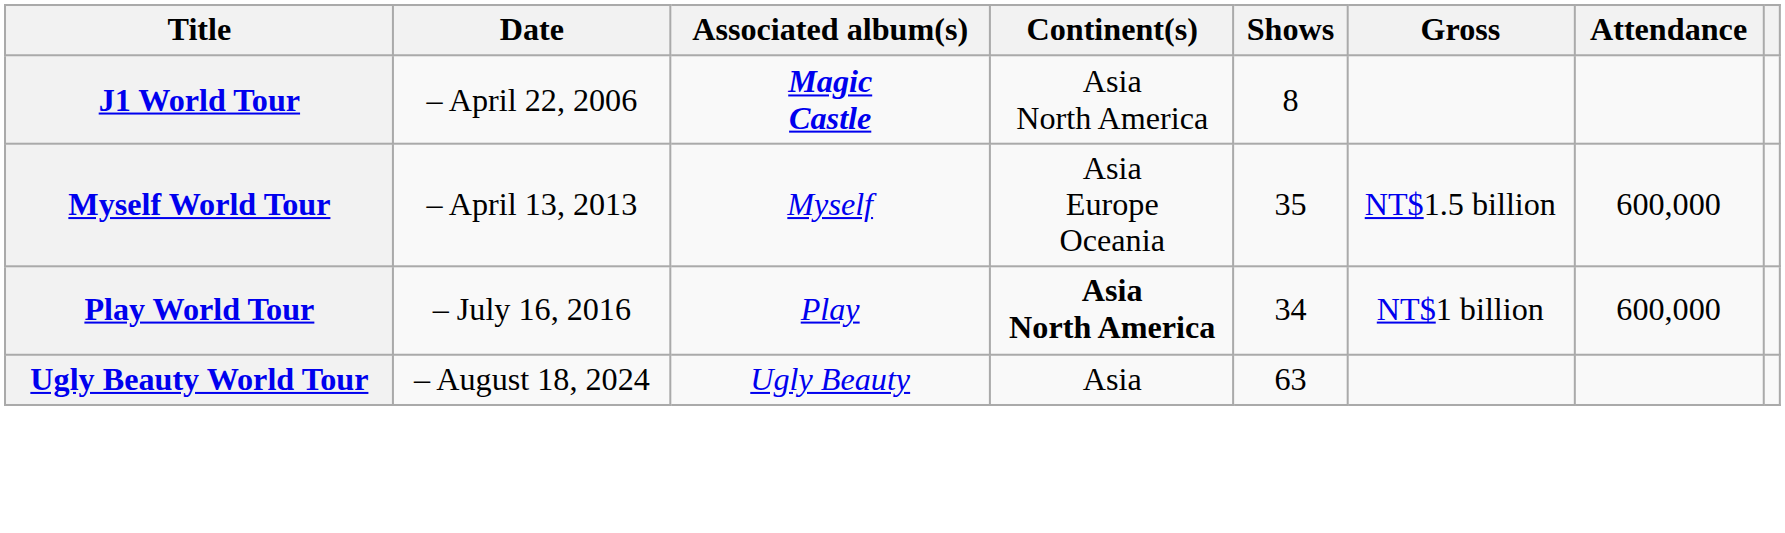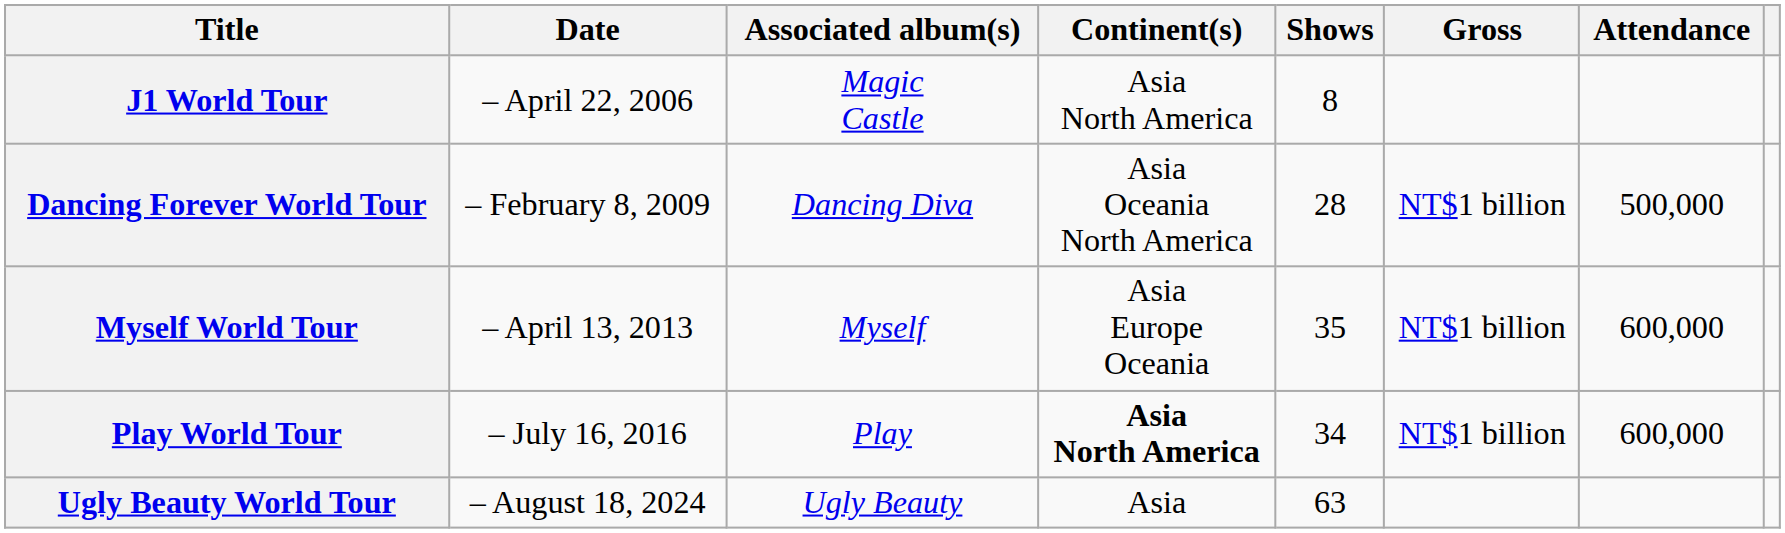(830, 99) bold -> (882, 99) normal
+ row: (227, 204)
(1460, 204) NT$1.5 billion -> (1482, 327) NT$1 billion
